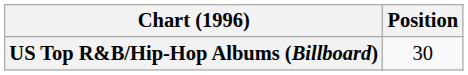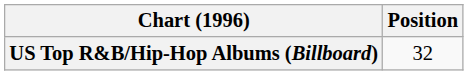(423, 53) 30 -> (423, 53) 32
